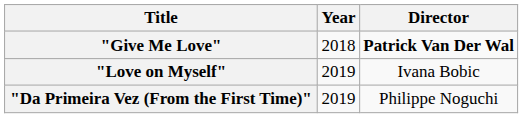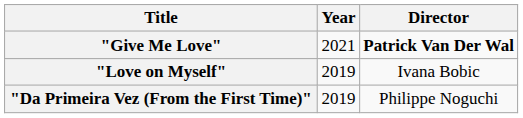(338, 44) 2018 -> (338, 44) 2021
